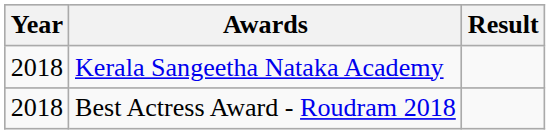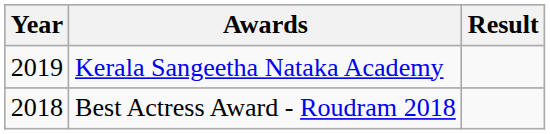(37, 66) 2018 -> (37, 66) 2019
